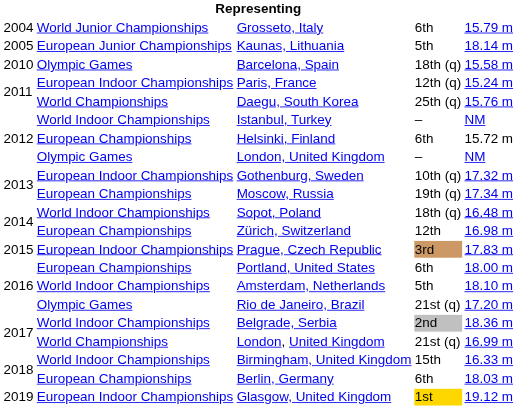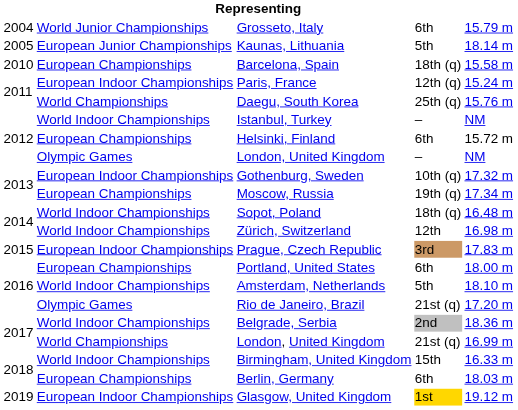(85, 64) Olympic Games -> (114, 64) European Championships
(114, 230) European Championships -> (123, 230) World Indoor Championships
